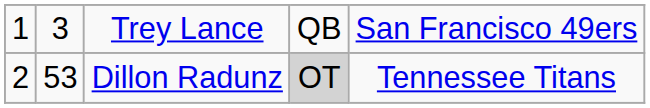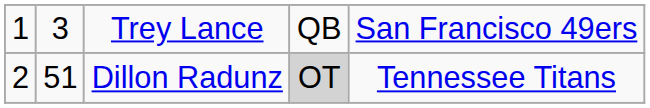(60, 77) 53 -> (60, 77) 51
